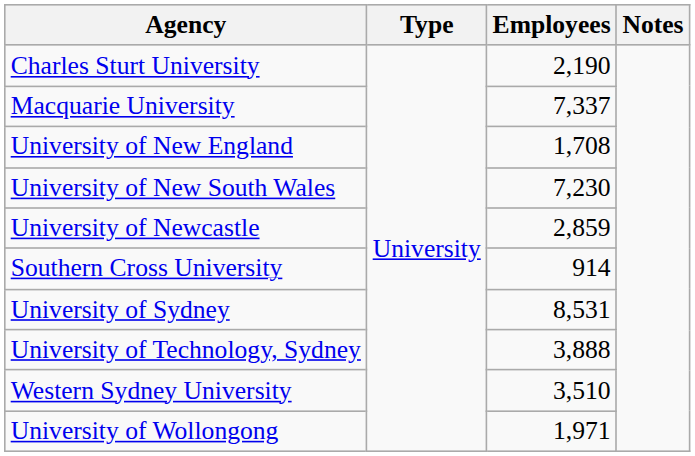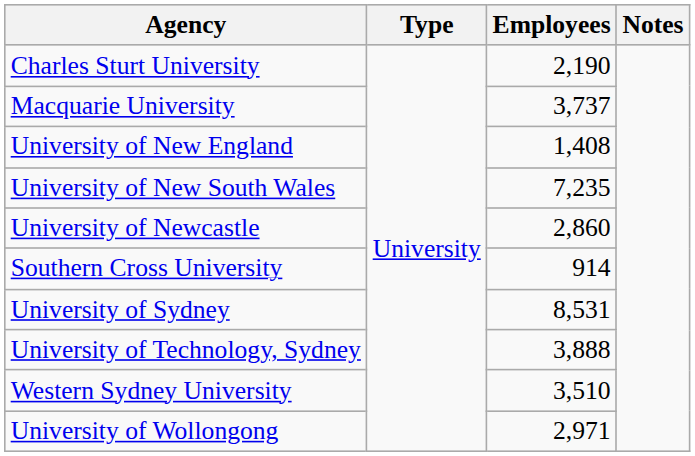(582, 106) 7,337 -> (582, 106) 3,737
(582, 146) 1,708 -> (582, 146) 1,408
(582, 187) 7,230 -> (582, 187) 7,235
(582, 227) 2,859 -> (582, 227) 2,860
(582, 430) 1,971 -> (582, 430) 2,971
